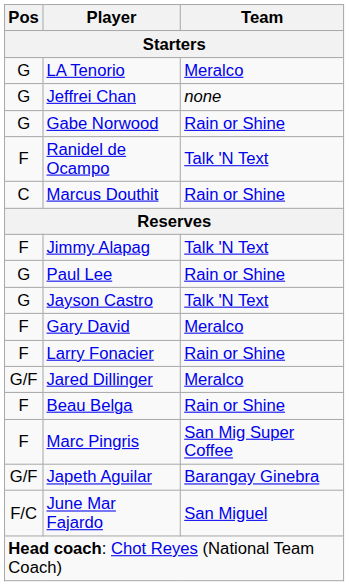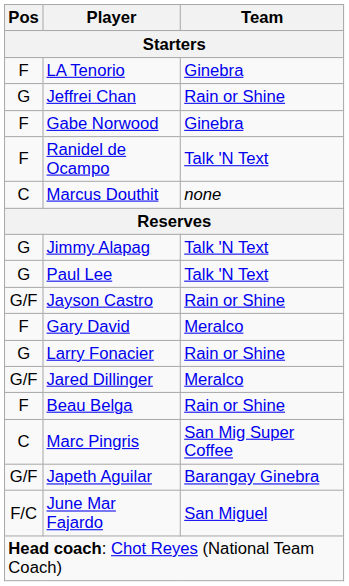(24, 70) G -> (24, 70) F
(214, 70) Meralco -> (214, 70) Ginebra
(203, 96) none -> (235, 96) Rain or Shine
(24, 123) G -> (24, 123) F
(235, 123) Rain or Shine -> (214, 123) Ginebra
(235, 194) Rain or Shine -> (203, 194) none
(24, 247) F -> (24, 247) G
(235, 273) Rain or Shine -> (226, 273) Talk 'N Text
(24, 300) G -> (24, 300) G/F
(226, 300) Talk 'N Text -> (235, 300) Rain or Shine
(24, 353) F -> (24, 353) G
(24, 441) F -> (24, 441) C
